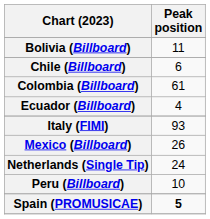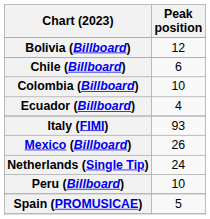(178, 47) 11 -> (178, 47) 12
(178, 86) 61 -> (178, 86) 10
(178, 203) bold -> (178, 203) normal
